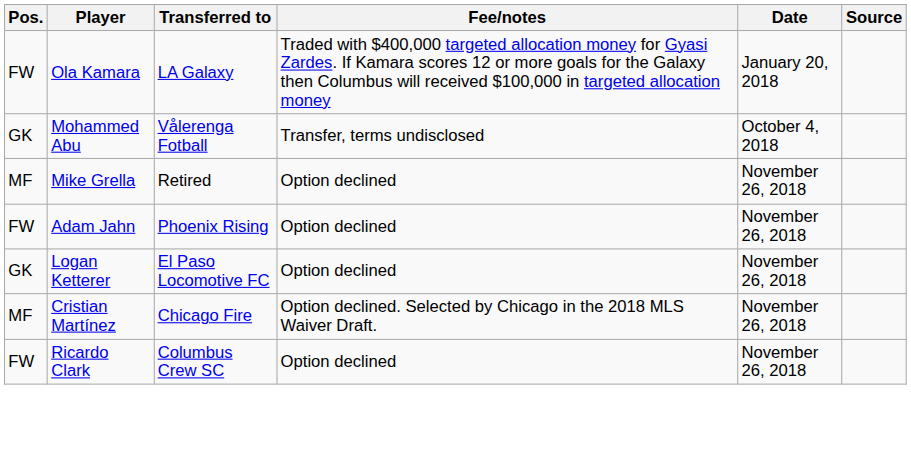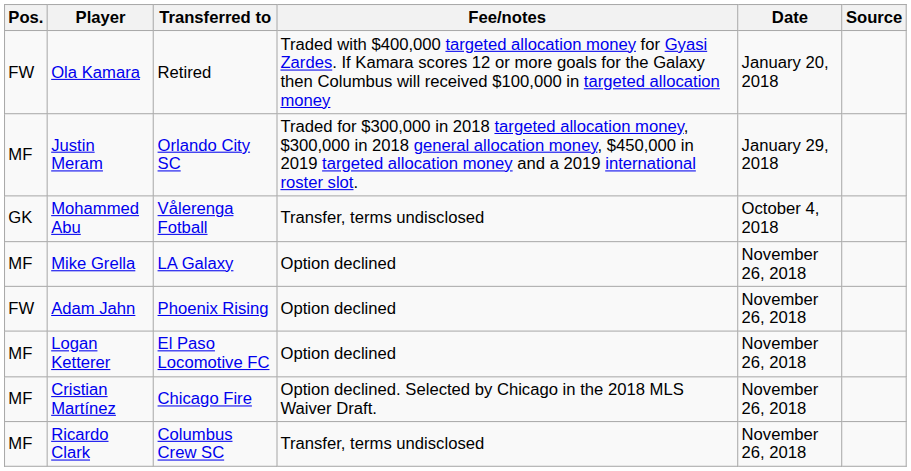(196, 72) LA Galaxy -> (184, 72) Retired
+ row: (77, 154)
(184, 181) Retired -> (196, 263) LA Galaxy
(20, 271) GK -> (20, 353) MF
(21, 361) FW -> (20, 444) MF
(338, 361) Option declined -> (382, 444) Transfer, terms undisclosed
